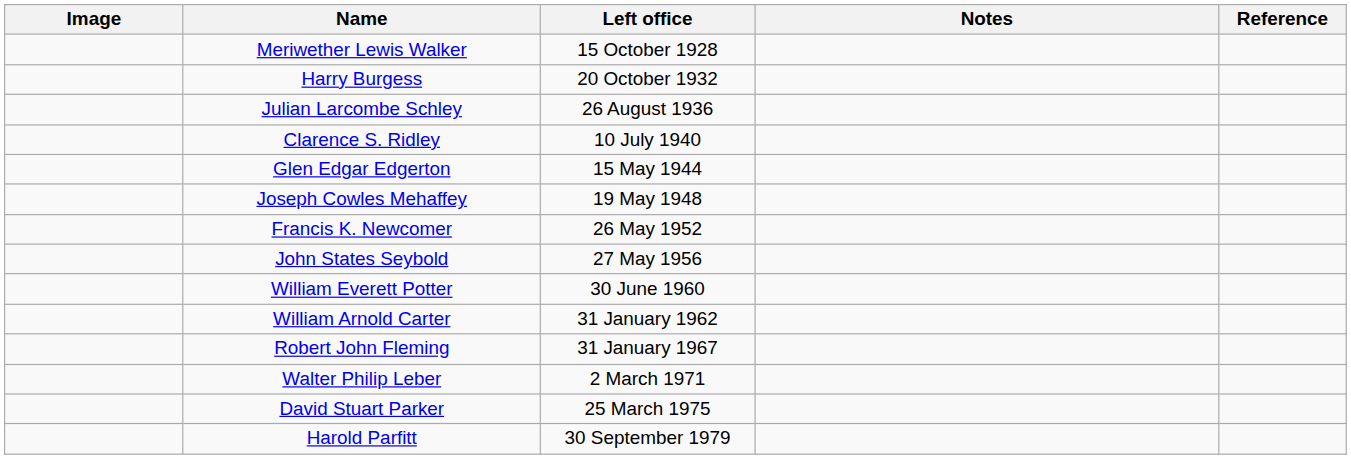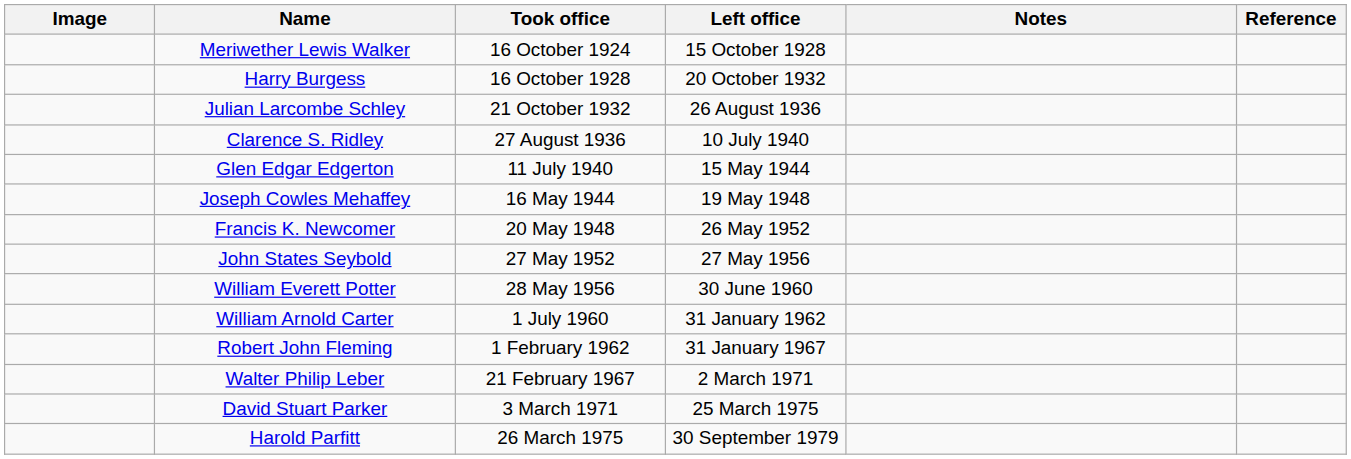+ column: (560, 19)
